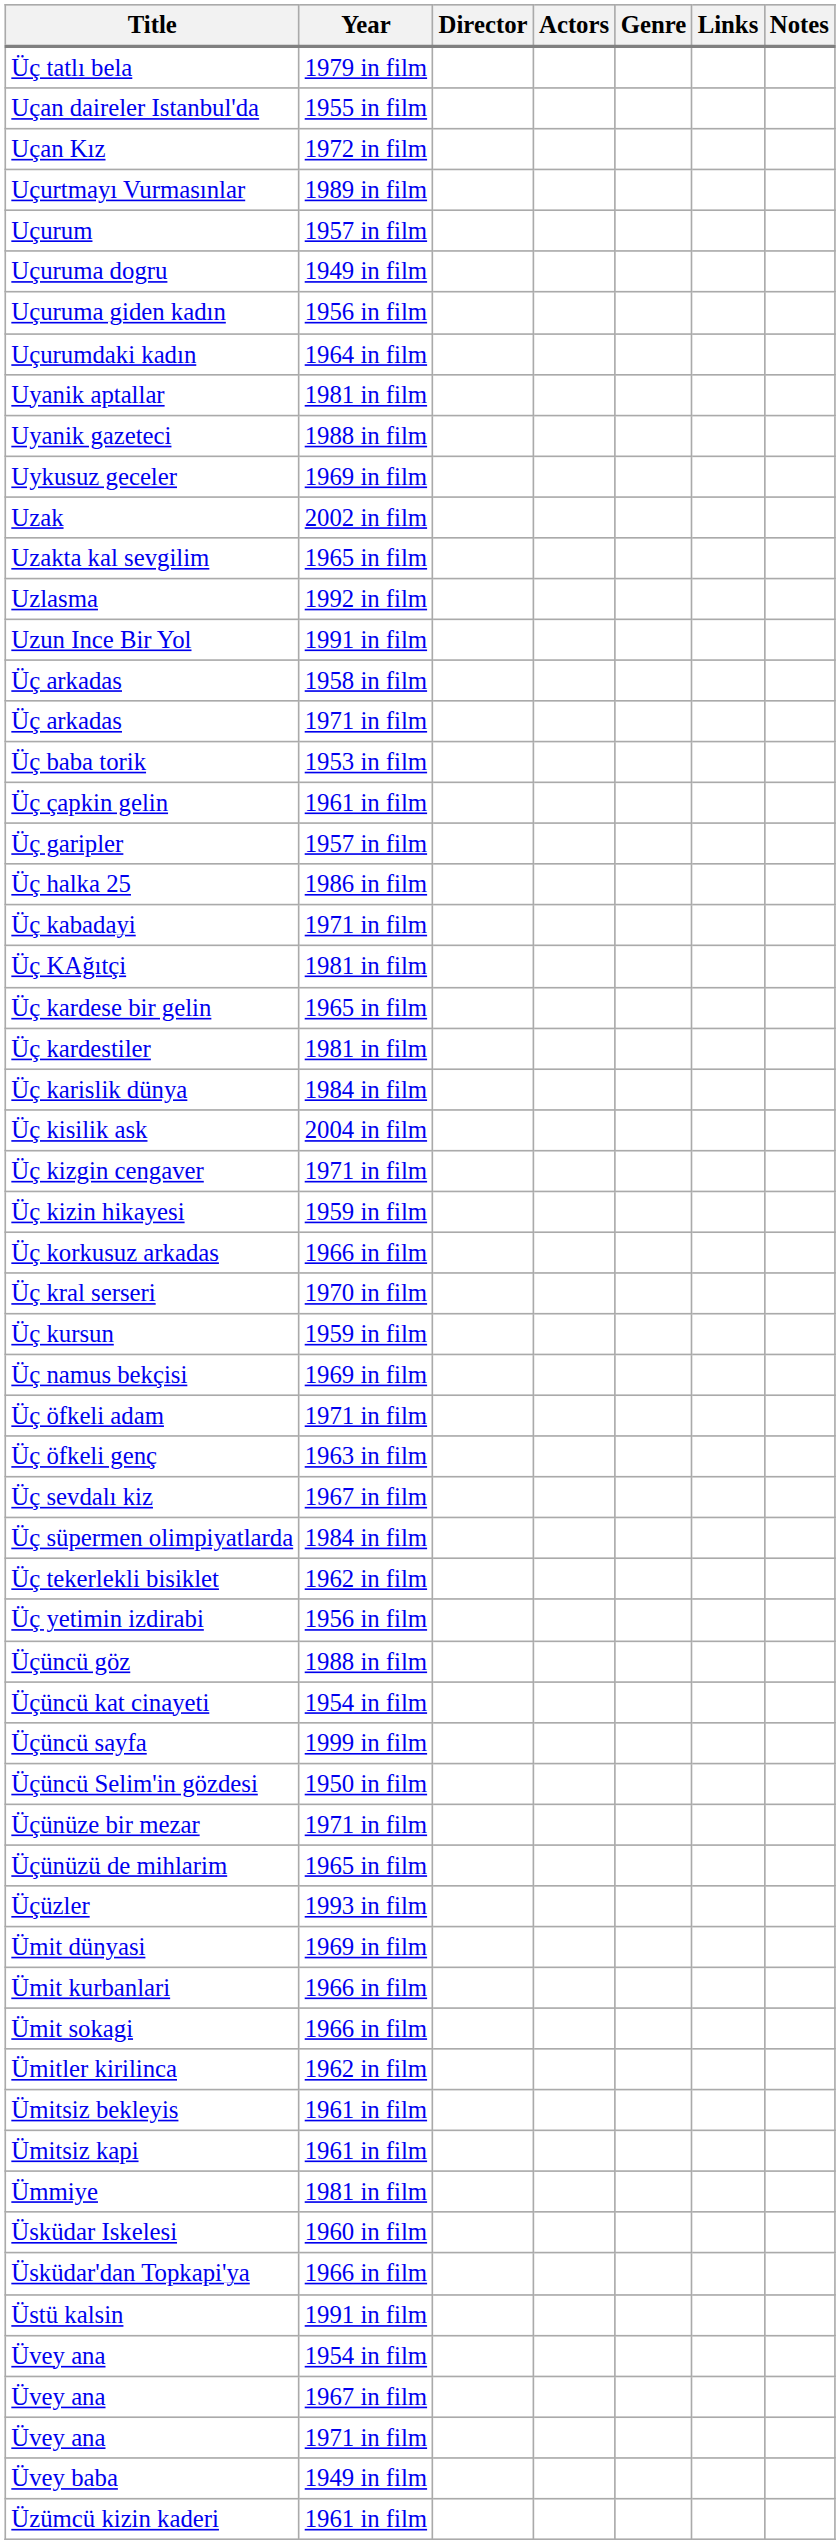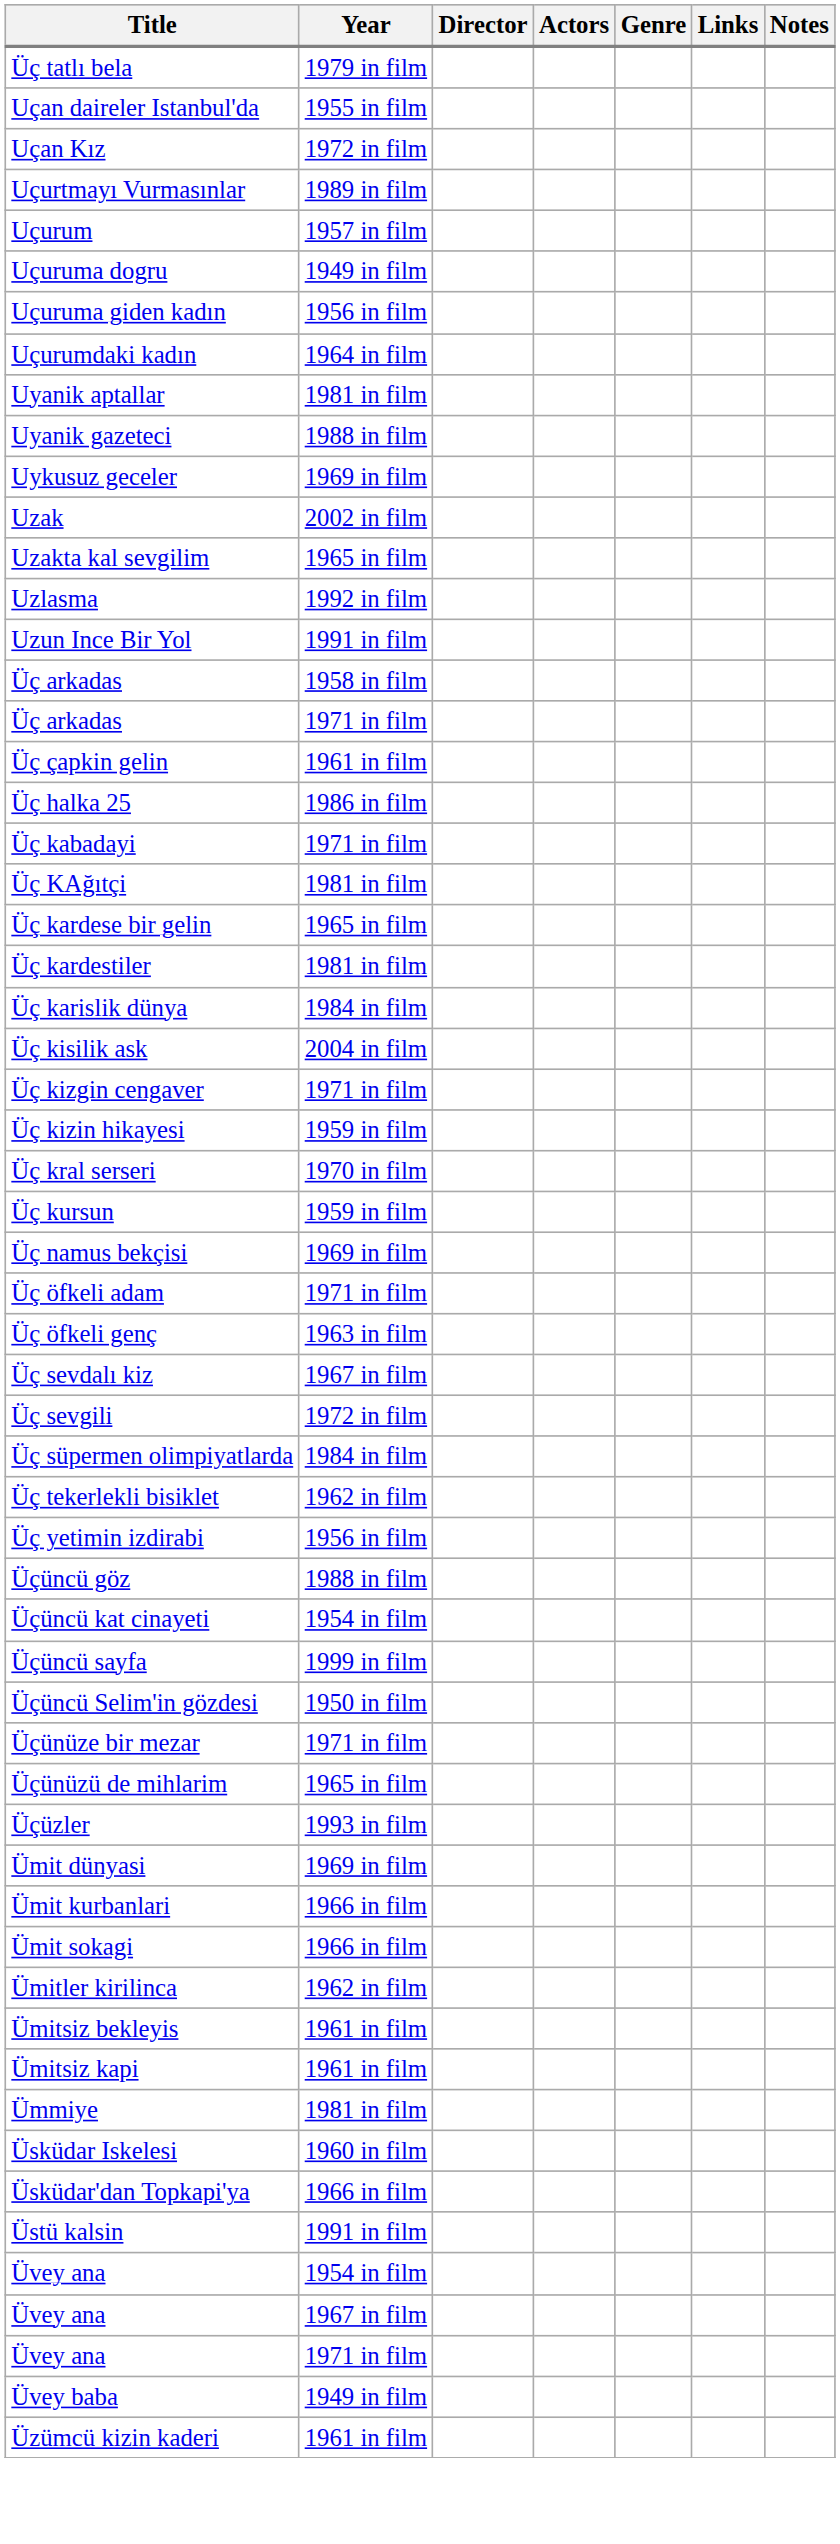- row: (79, 761)
- row: (67, 843)
- row: (115, 1252)
+ row: (62, 1415)
